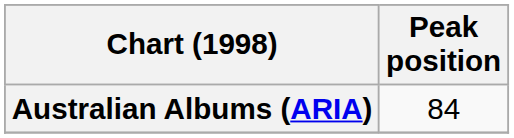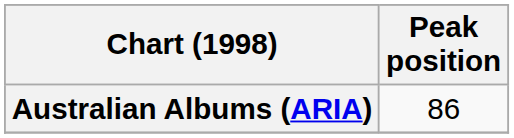(444, 108) 84 -> (444, 108) 86
